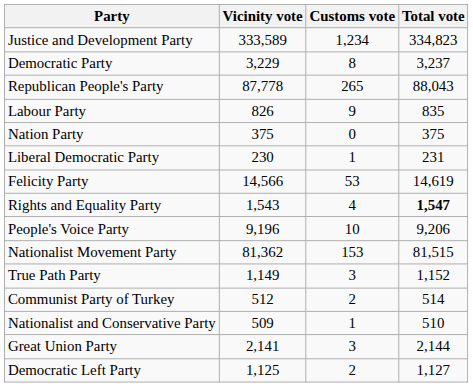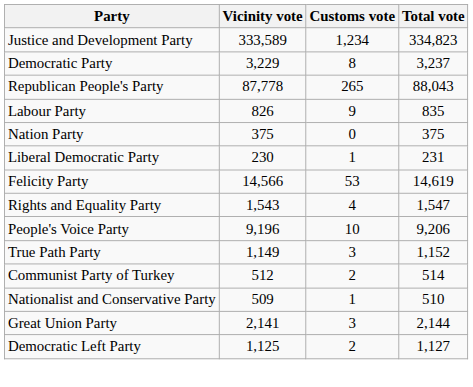(433, 205) bold -> (433, 205) normal
- row: (92, 252)
